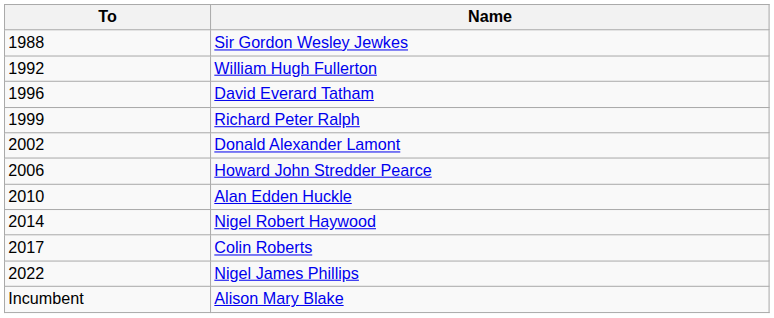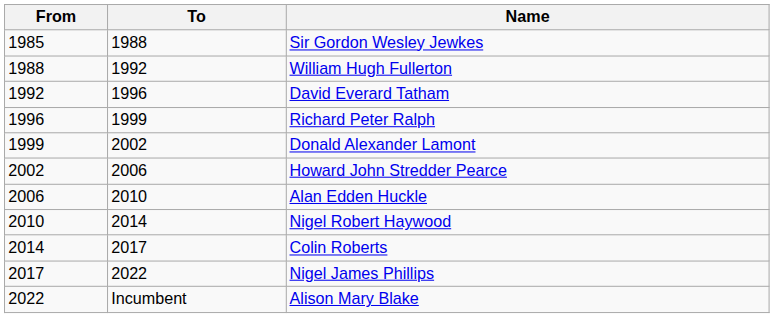+ column: (56, 17)
